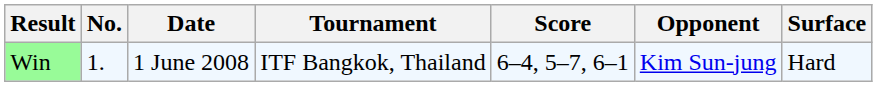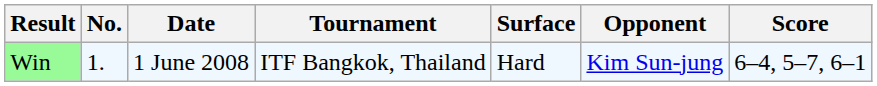columns swapped: (827, 23) <-> (563, 23)
